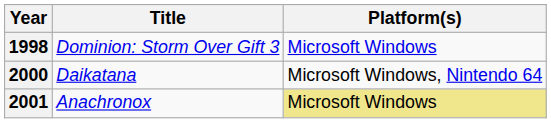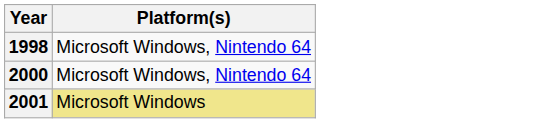- column: (168, 18)
(362, 46) Microsoft Windows -> (184, 46) Microsoft Windows, Nintendo 64
